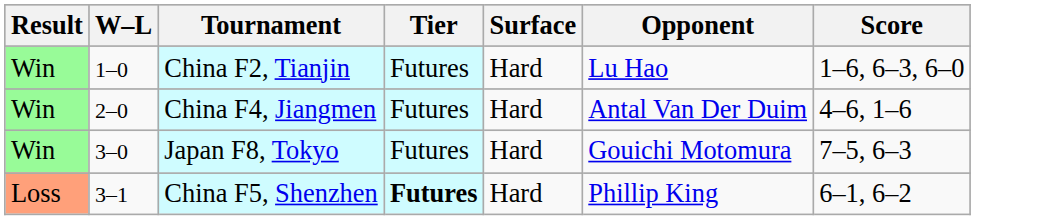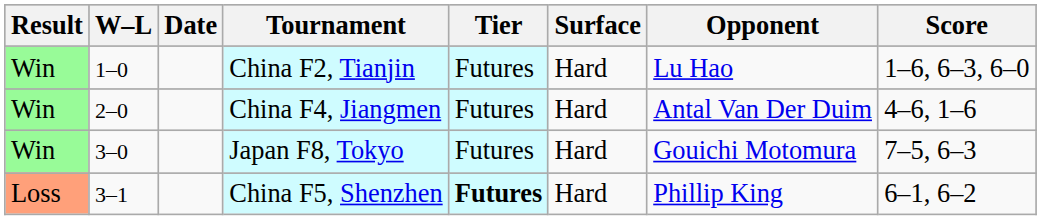+ column: (191, 25)
